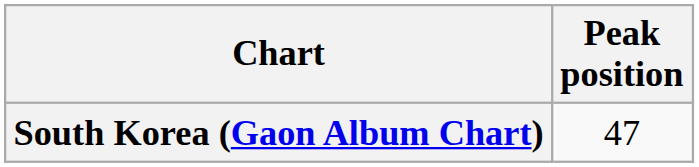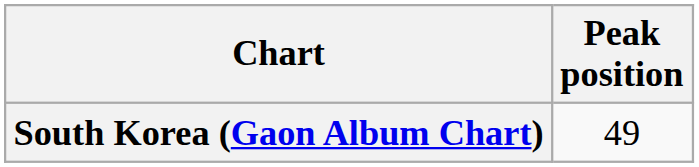(622, 131) 47 -> (622, 131) 49
